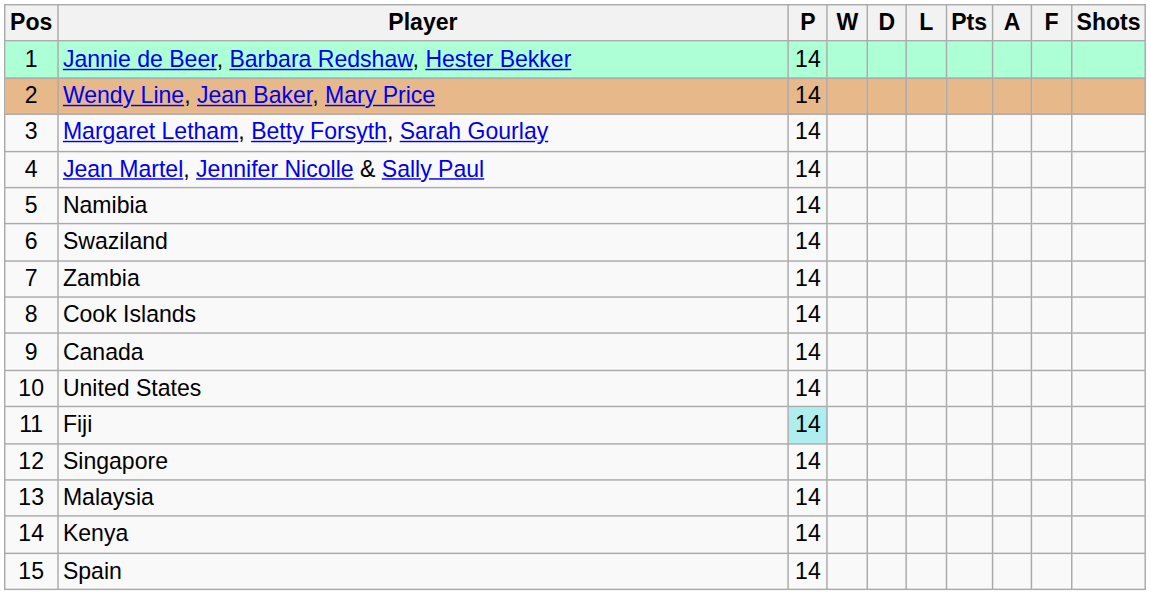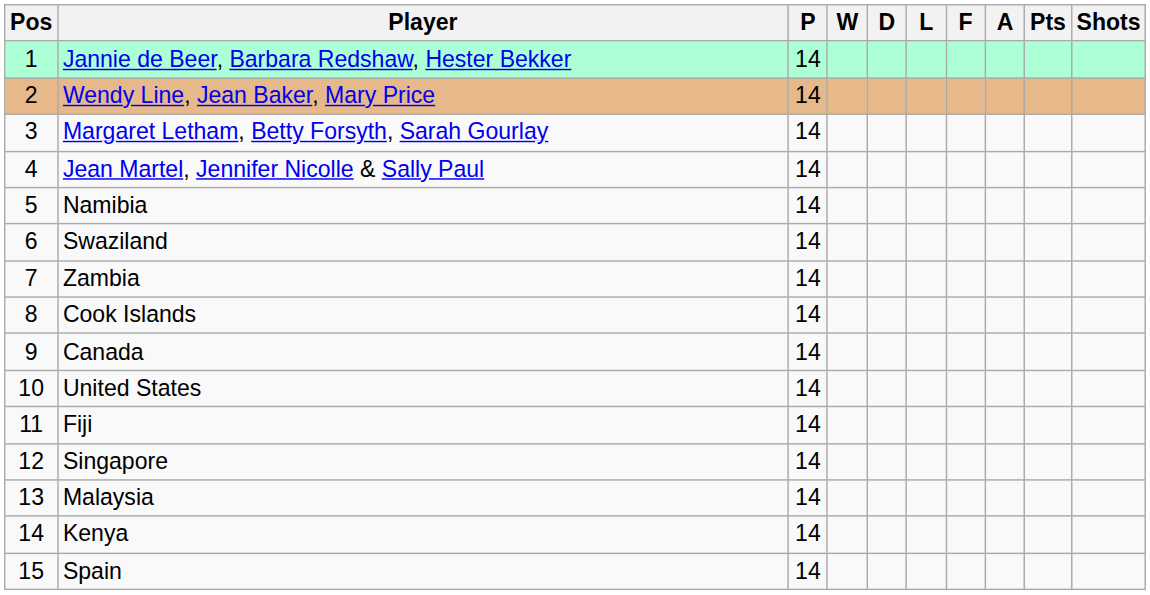columns swapped: (1052, 22) <-> (969, 22)
(808, 424) paleturquoise background -> (808, 424) no background
